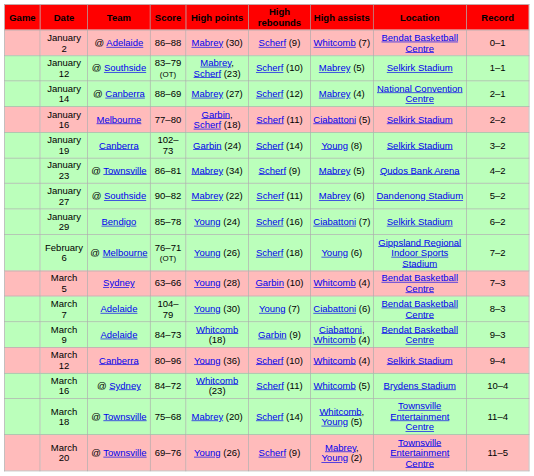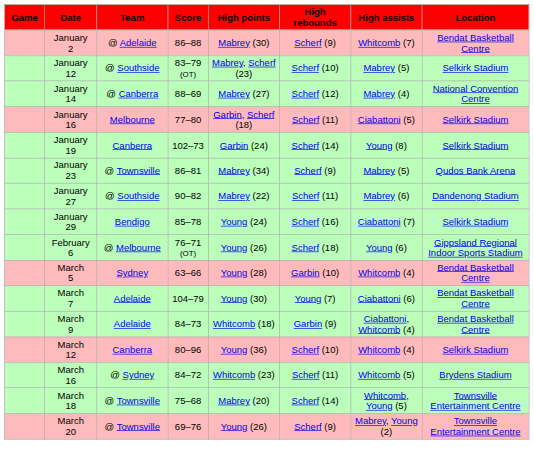- column: (498, 18)
